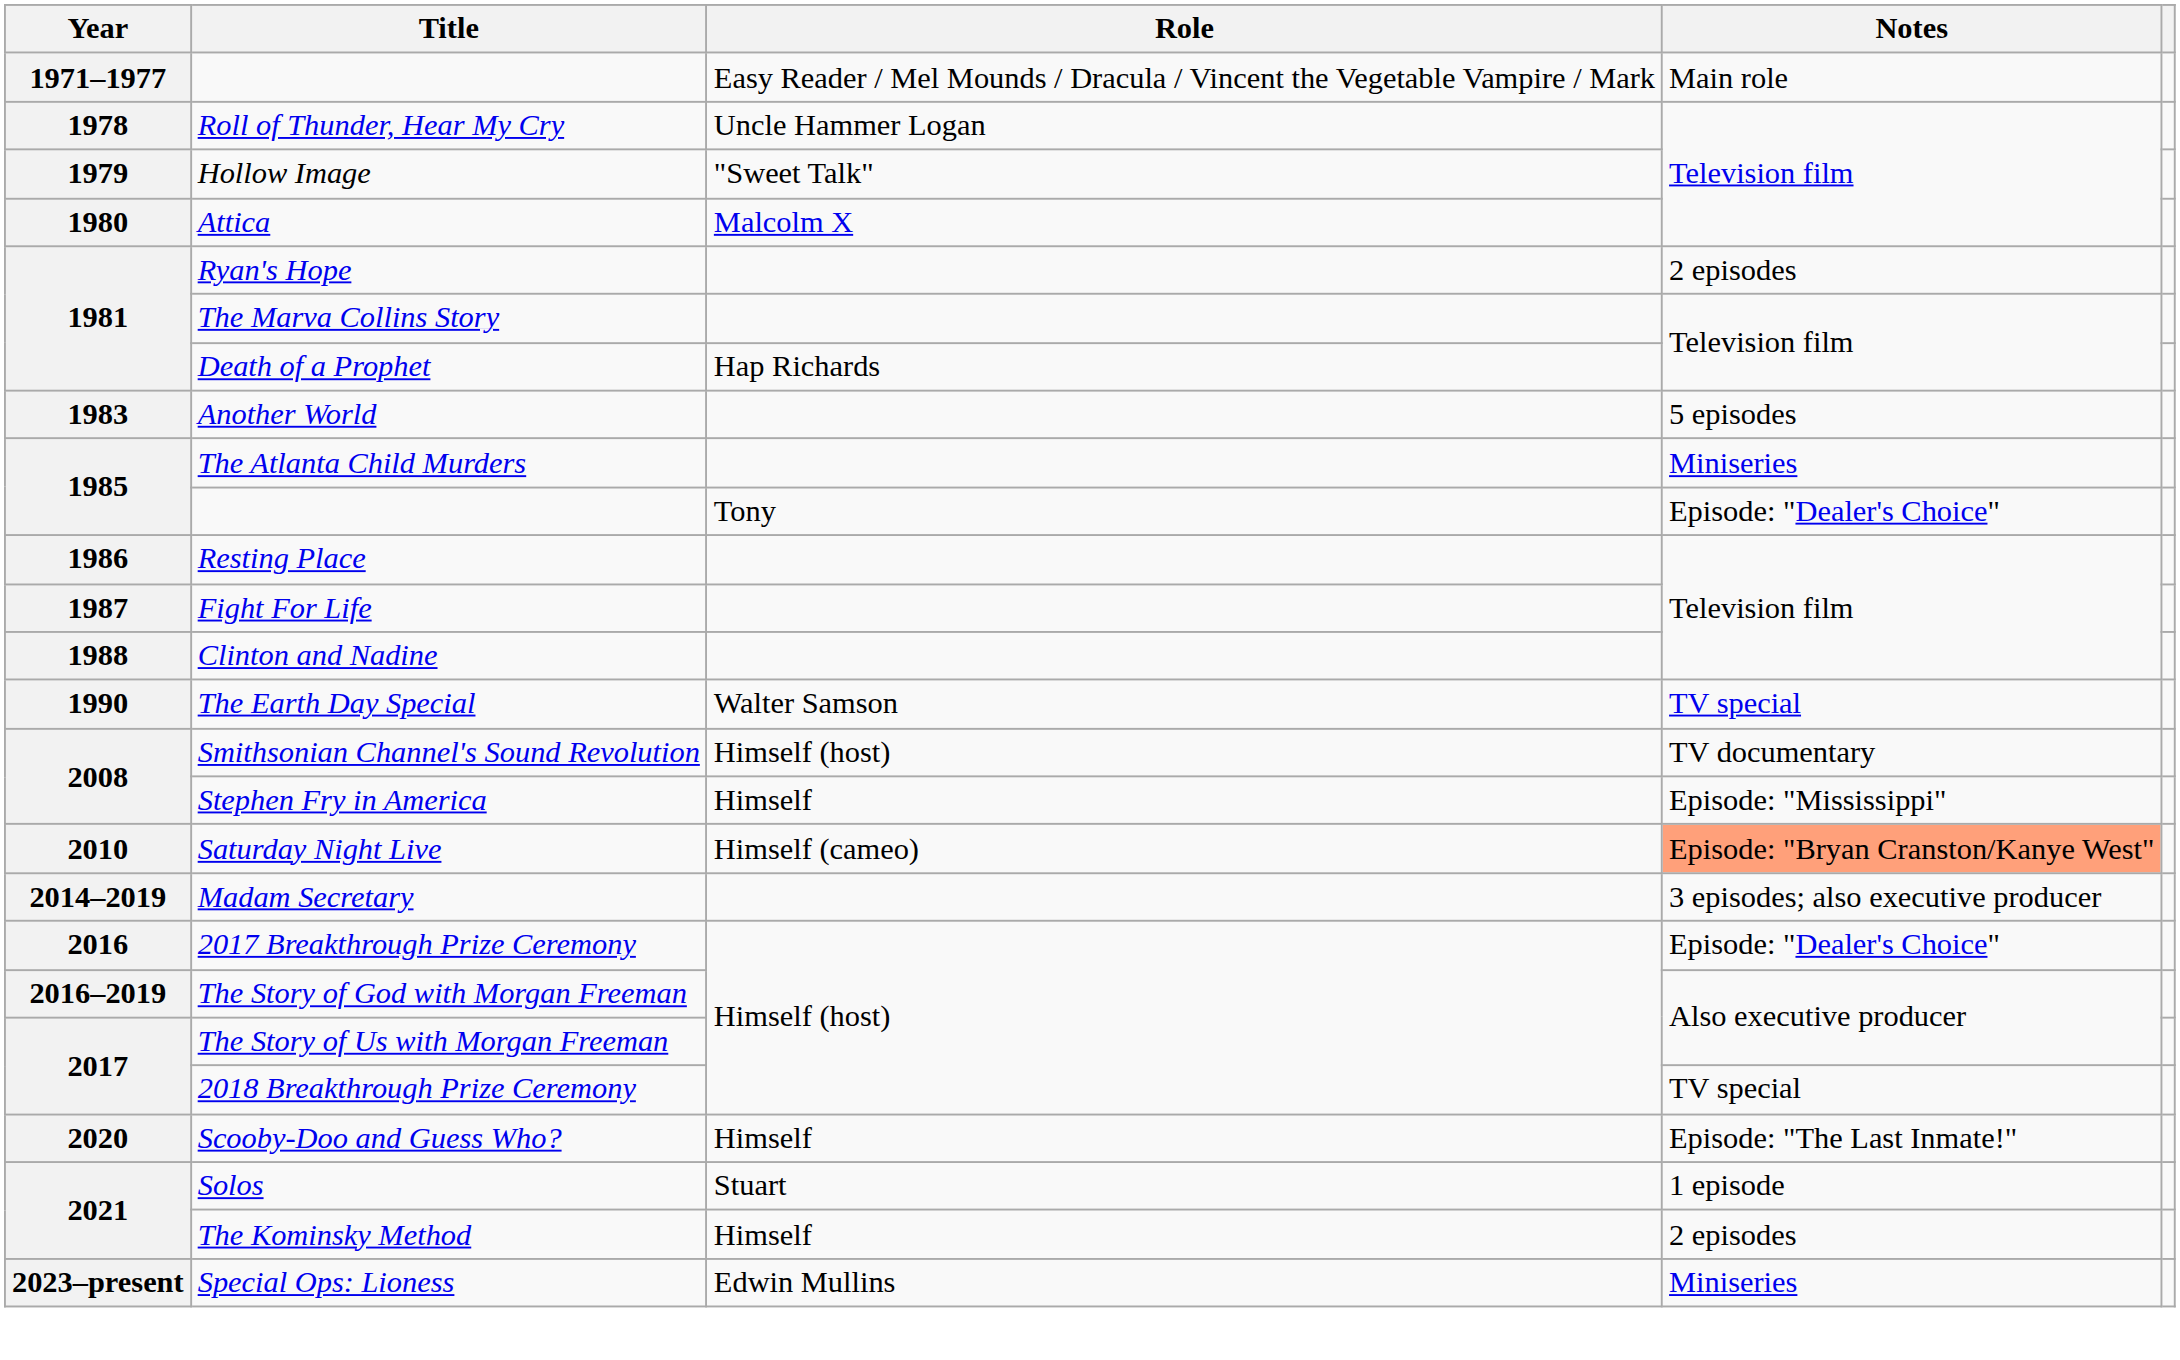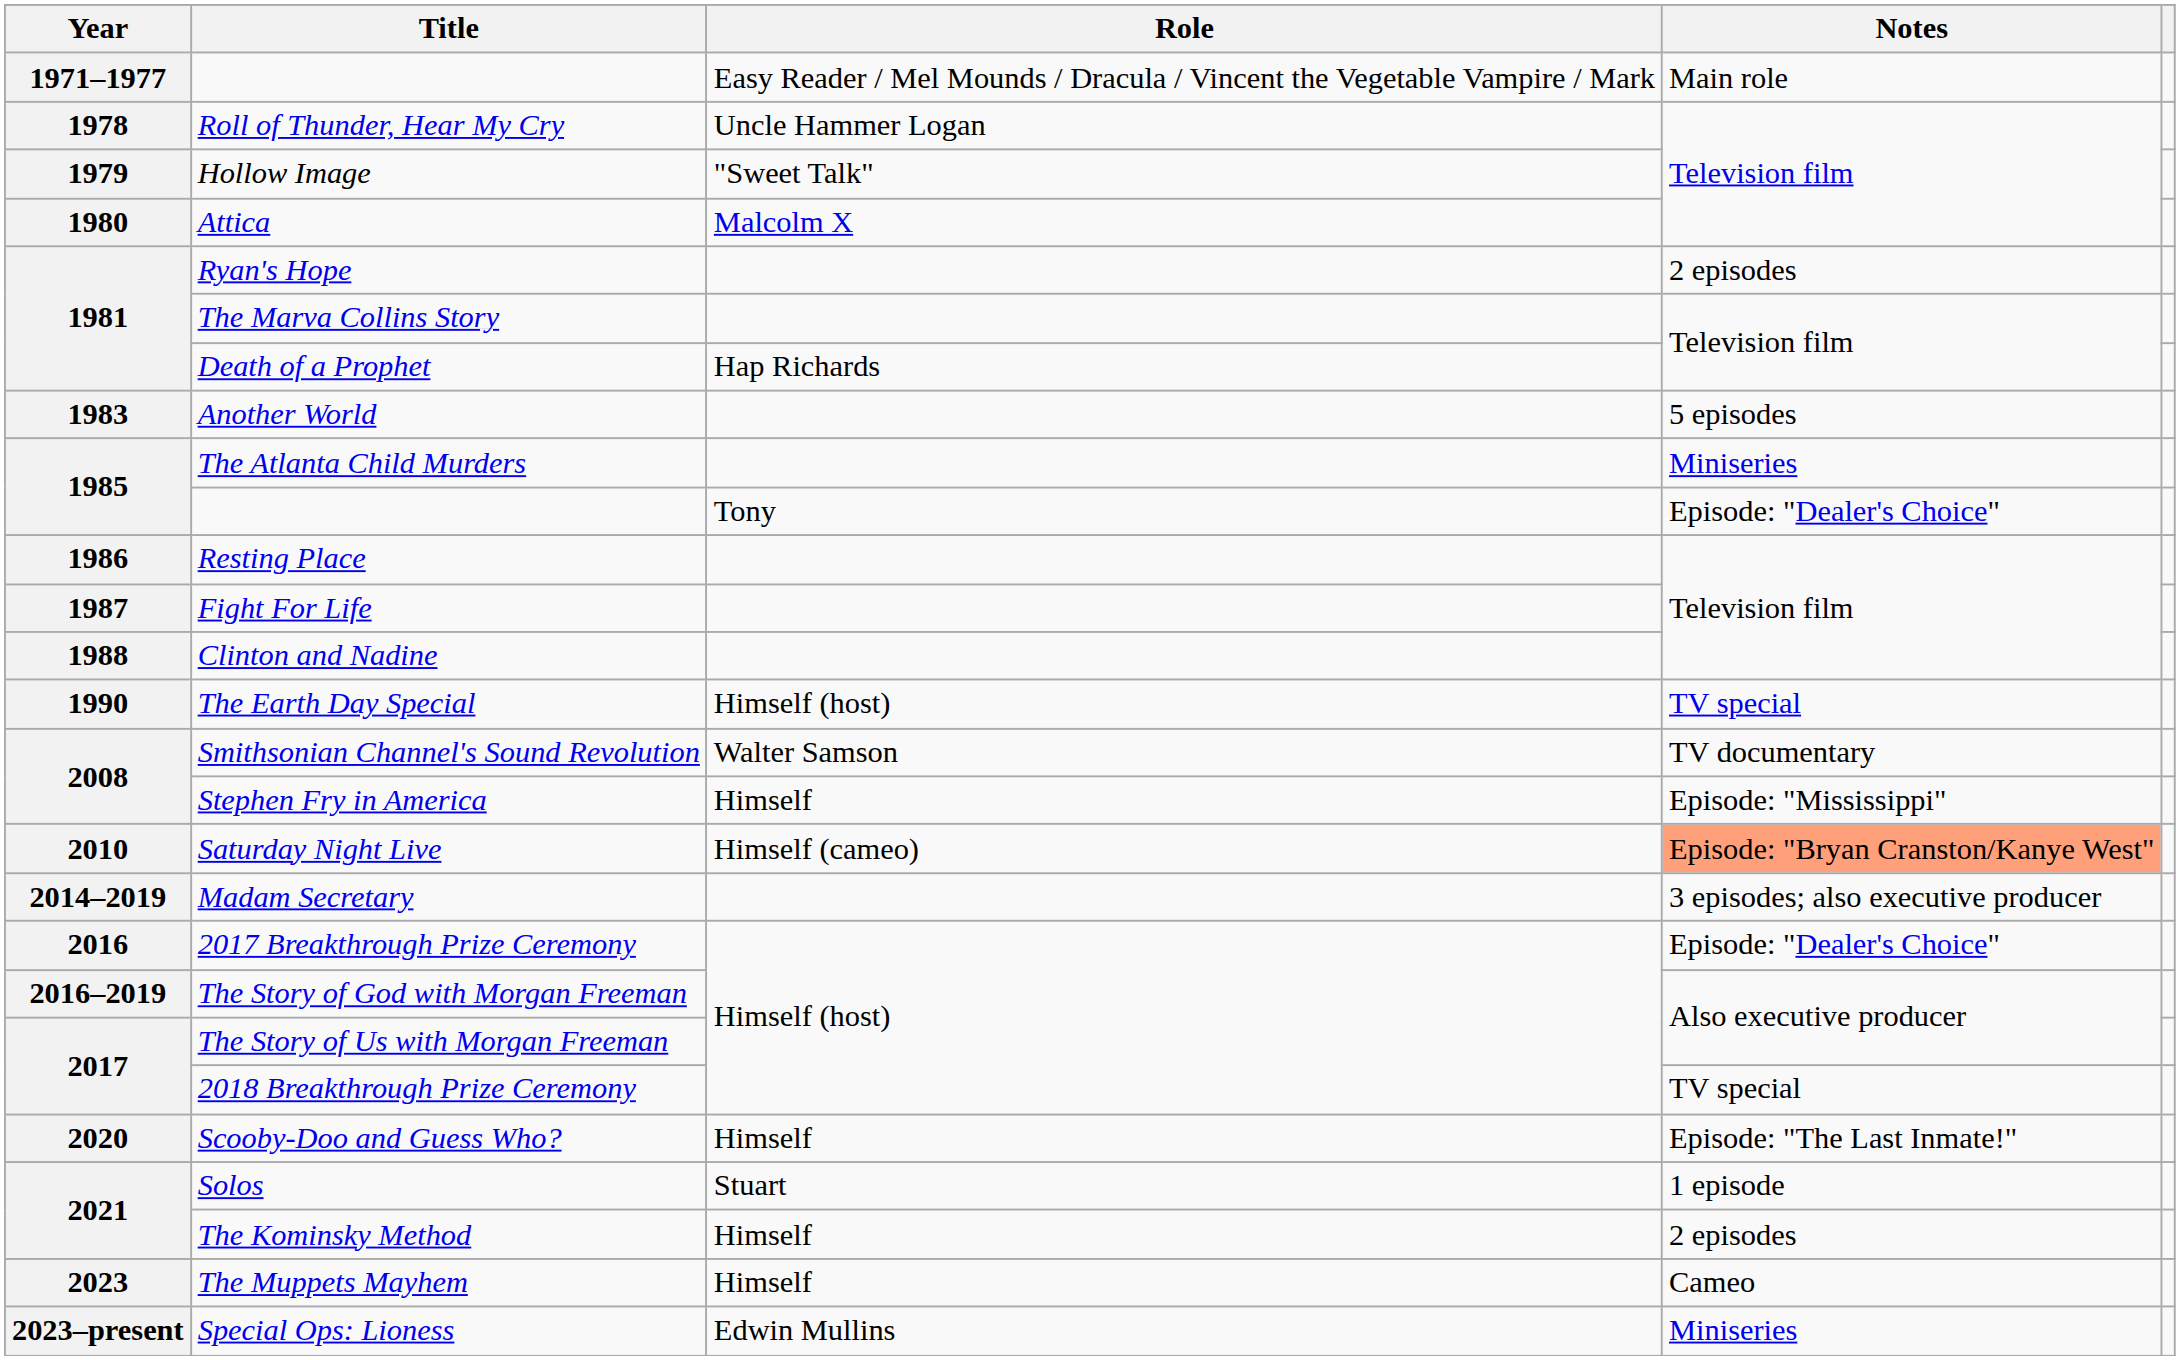(806, 703) Walter Samson -> (802, 703) Himself (host)
(802, 751) Himself (host) -> (806, 751) Walter Samson
+ row: (98, 1282)
